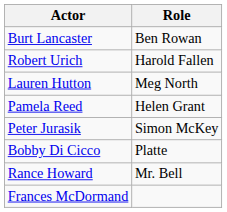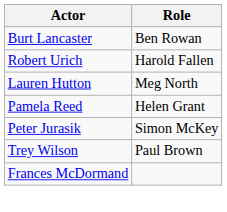+ row: (43, 151)
- row: (54, 151)
- row: (50, 173)
